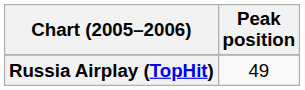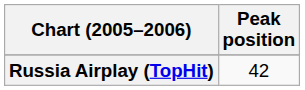(259, 70) 49 -> (259, 70) 42
